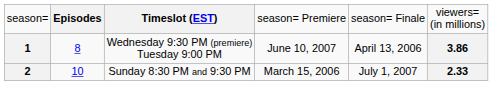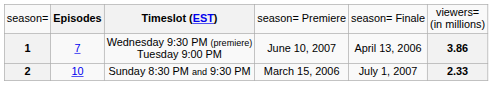(77, 48) 8 -> (77, 48) 7
